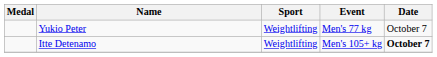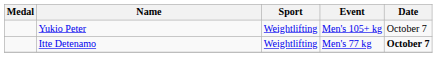(347, 28) Men's 77 kg -> (352, 28) Men's 105+ kg
(352, 44) Men's 105+ kg -> (347, 44) Men's 77 kg
